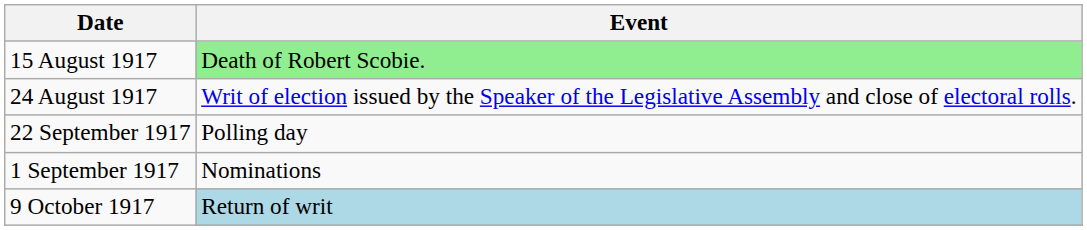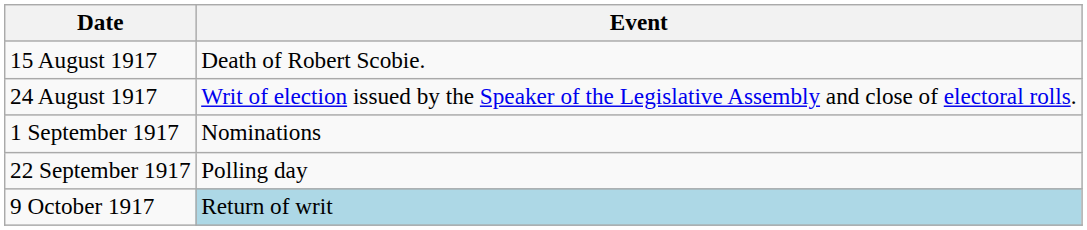(313, 59) lightgreen background -> (313, 59) no background
rows swapped: (94, 170) <-> (100, 133)
